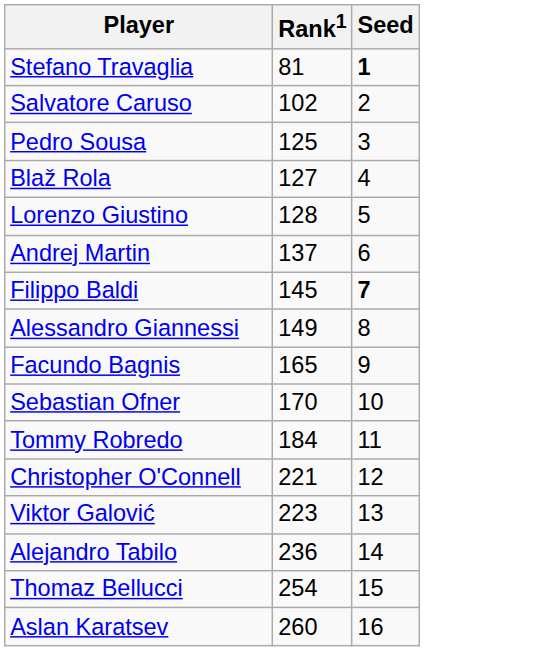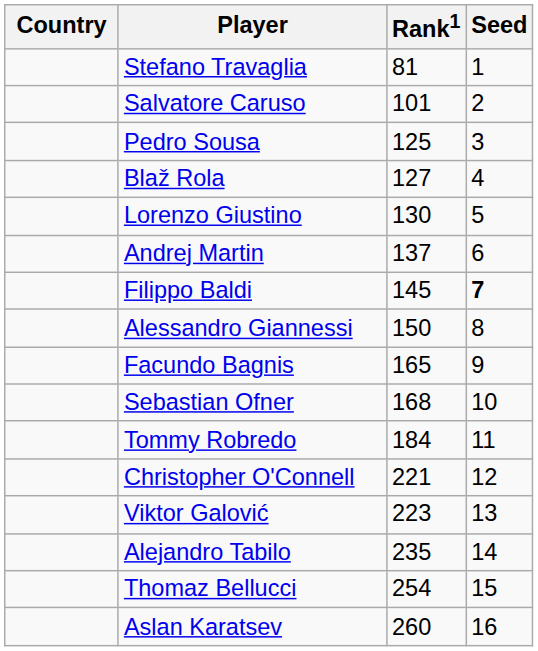+ column: (62, 26)
(364, 66) bold -> (478, 66) normal
(298, 104) 102 -> (412, 104) 101
(298, 216) 128 -> (412, 216) 130
(298, 327) 149 -> (412, 327) 150
(298, 402) 170 -> (412, 402) 168
(298, 551) 236 -> (412, 551) 235
